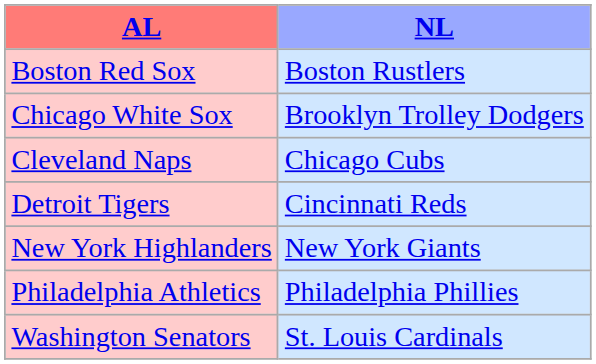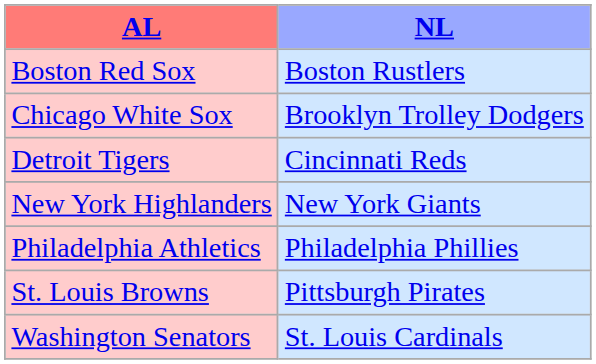- row: (101, 159)
+ row: (110, 292)
